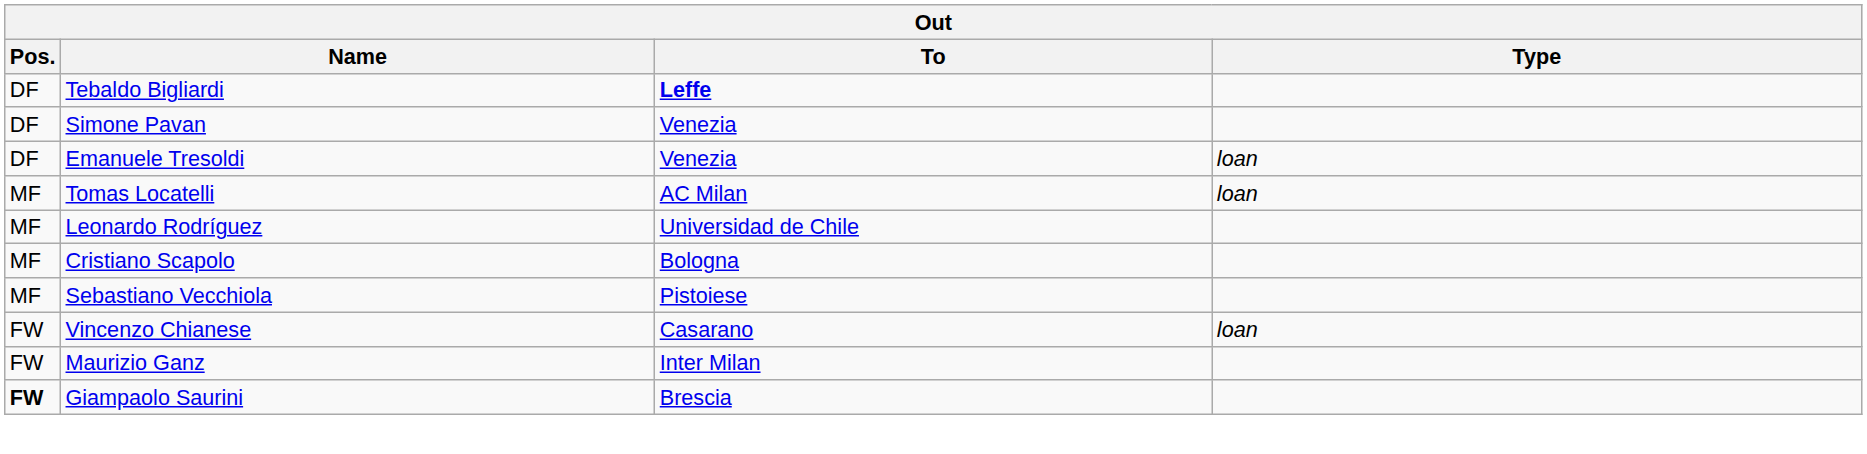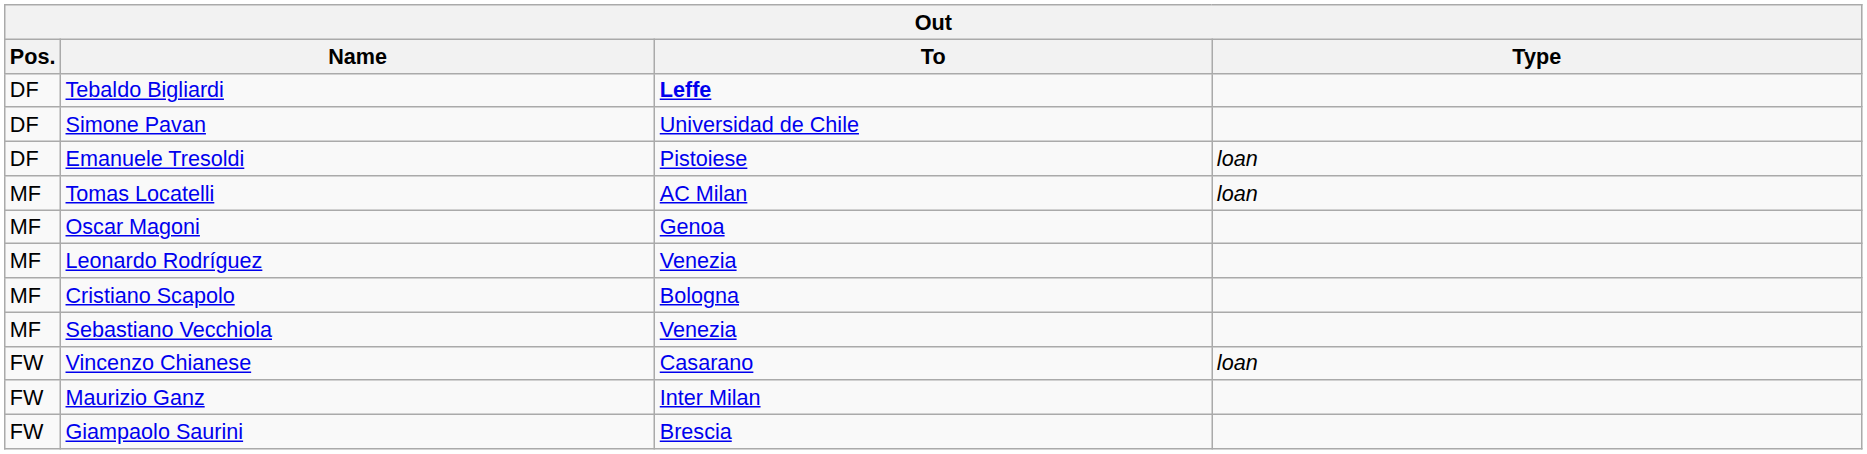(698, 125) Venezia -> (759, 125) Universidad de Chile
(698, 159) Venezia -> (704, 159) Pistoiese
+ row: (133, 227)
(759, 227) Universidad de Chile -> (698, 261) Venezia
(704, 295) Pistoiese -> (698, 329) Venezia
(27, 398) bold -> (27, 432) normal
